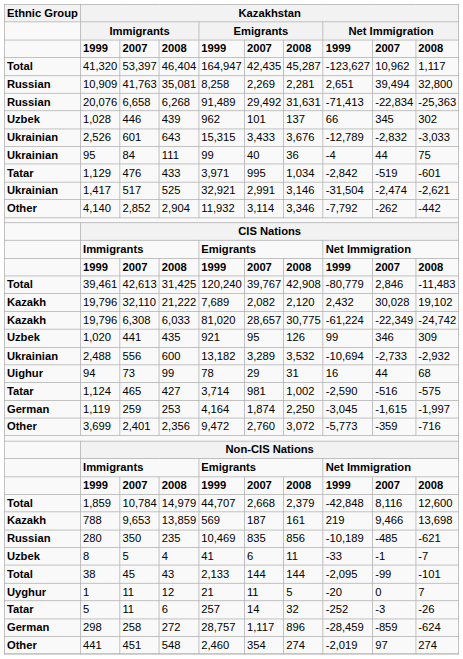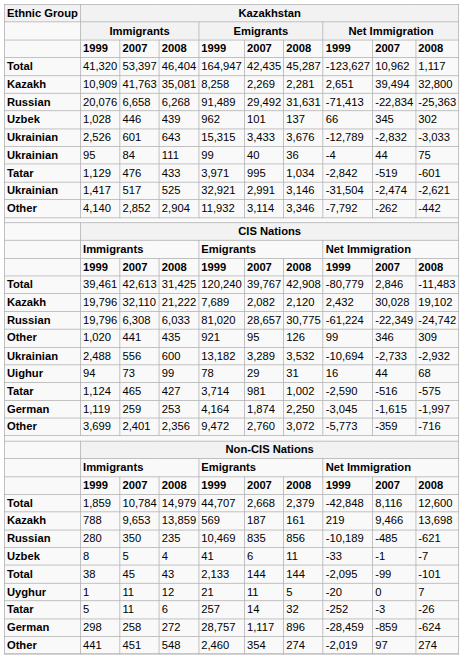(29, 84) Russian -> (27, 84) Kazakh
(27, 320) Kazakh -> (29, 320) Russian
(23, 338) Uzbek -> (22, 338) Other
